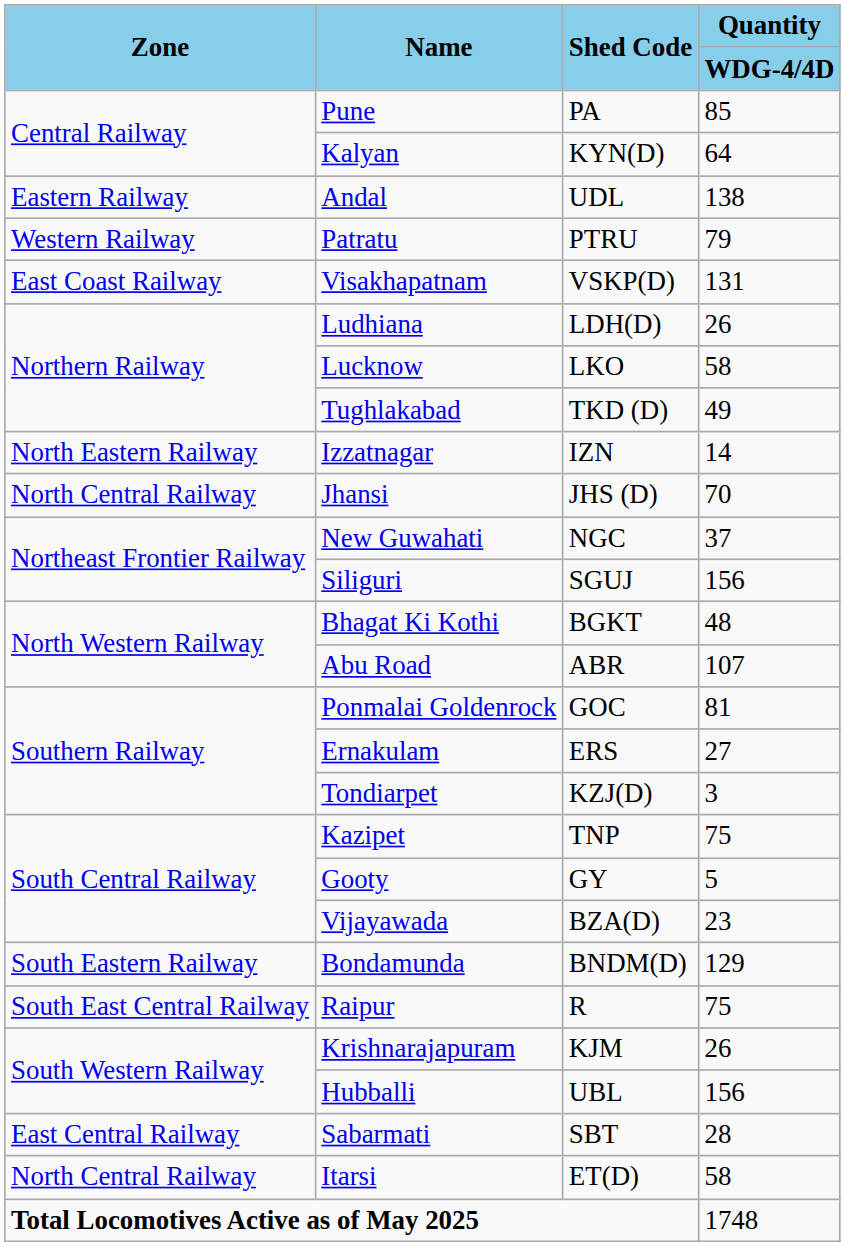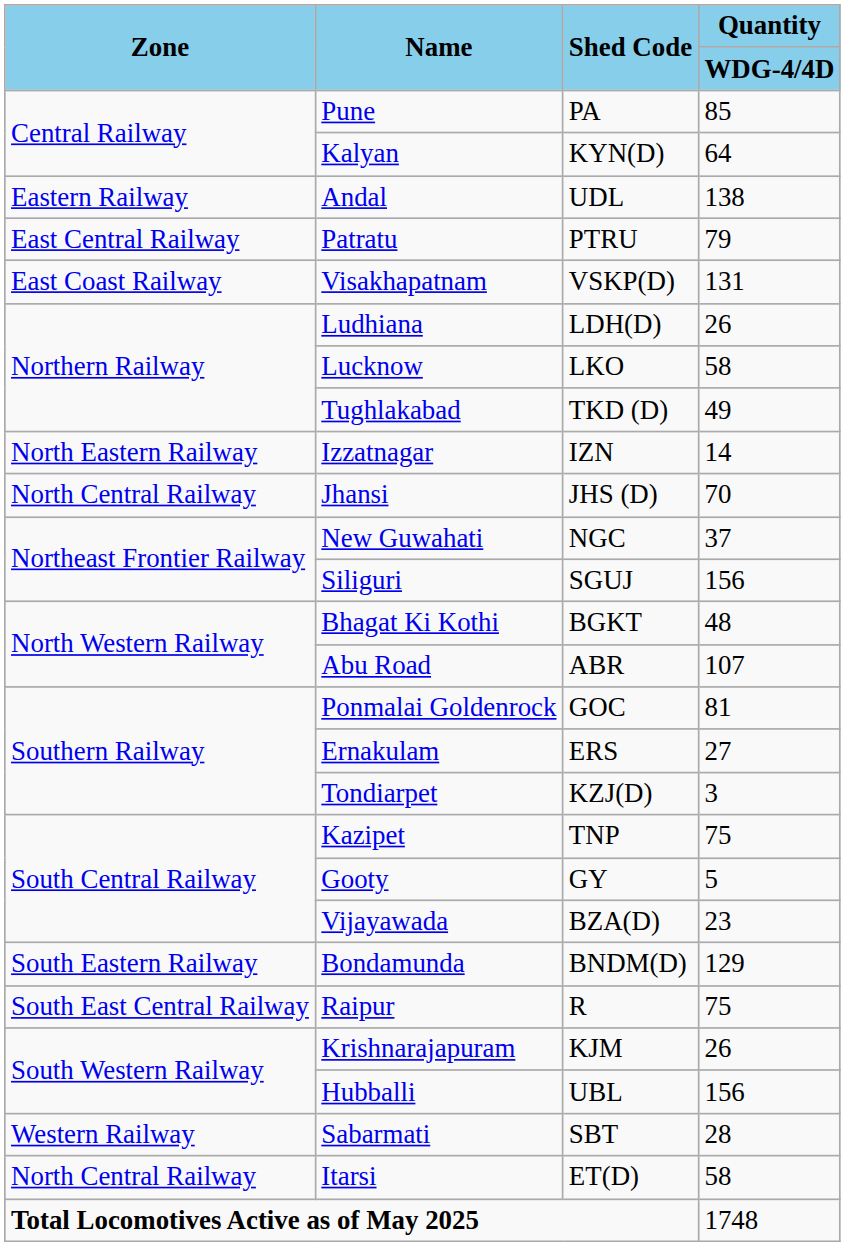(103, 238) Western Railway -> (125, 238) East Central Railway
(125, 1134) East Central Railway -> (103, 1134) Western Railway
